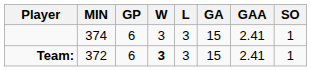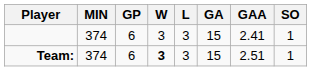(96, 55) 372 -> (96, 55) 374
(252, 55) 2.41 -> (252, 55) 2.51
